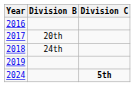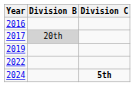(53, 37) no background -> (53, 37) lightgrey background
- row: (16, 50)
+ row: (16, 62)
